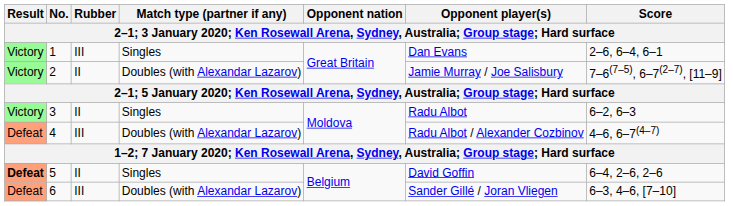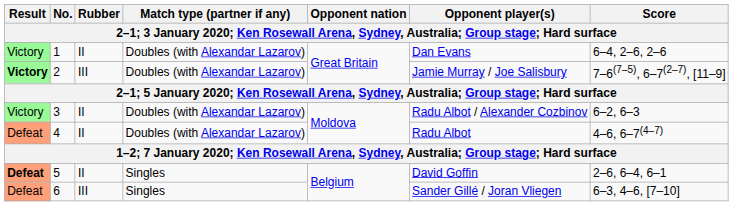(79, 52) III -> (81, 52) II
(141, 52) Singles -> (215, 52) Doubles (with Alexandar Lazarov)
(626, 52) 2–6, 6–4, 6–1 -> (630, 52) 6–4, 2–6, 2–6
(25, 72) normal -> (27, 72) bold
(78, 72) II -> (83, 72) III
(141, 112) Singles -> (215, 112) Doubles (with Alexandar Lazarov)
(438, 112) Radu Albot -> (500, 112) Radu Albot / Alexander Cozbinov
(79, 133) III -> (81, 133) II
(496, 133) Radu Albot / Alexander Cozbinov -> (441, 133) Radu Albot
(626, 172) 6–4, 2–6, 2–6 -> (630, 172) 2–6, 6–4, 6–1
(211, 191) Doubles (with Alexandar Lazarov) -> (145, 191) Singles
